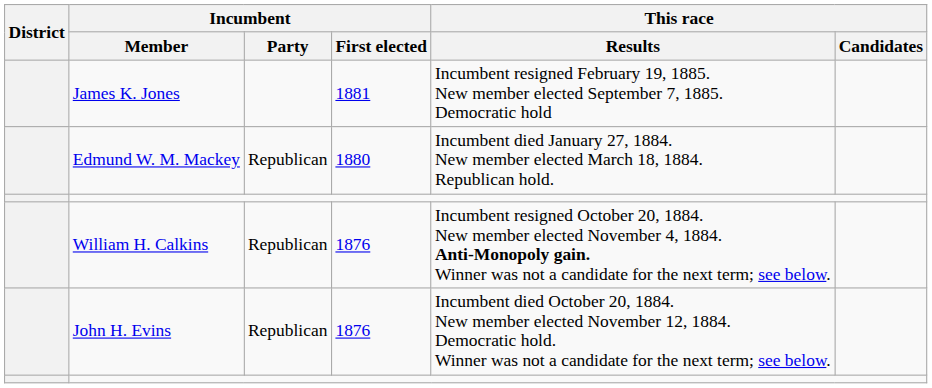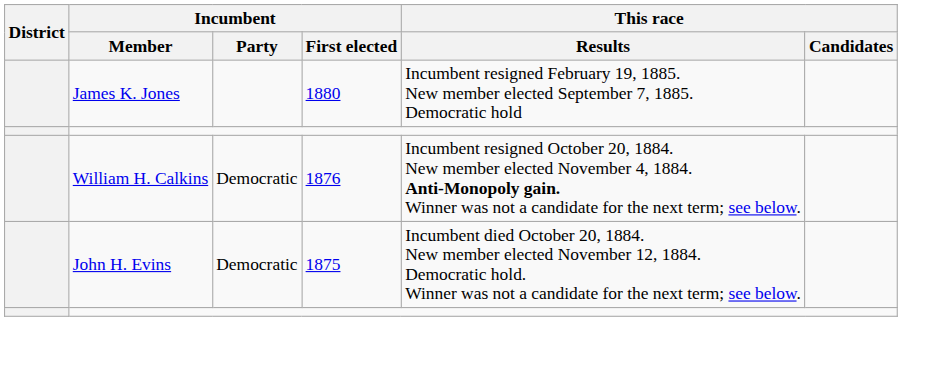(353, 93) 1881 -> (323, 93) 1880
- row: (156, 160)
(288, 244) Republican -> (257, 178) Democratic
(288, 331) Republican -> (257, 264) Democratic
(353, 331) 1876 -> (323, 264) 1875
